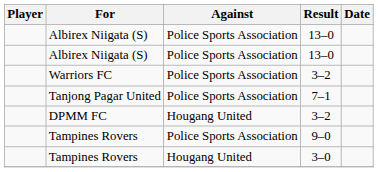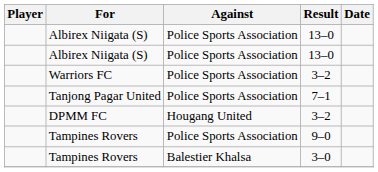(209, 156) Hougang United -> (209, 156) Balestier Khalsa
